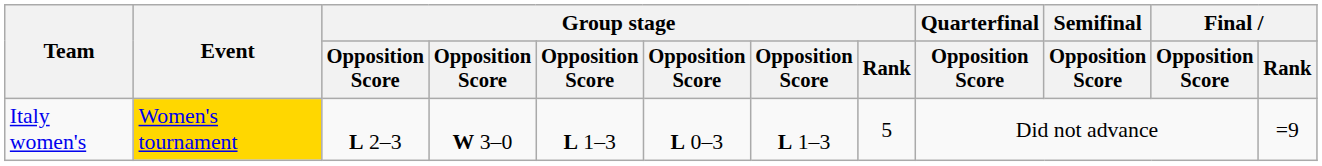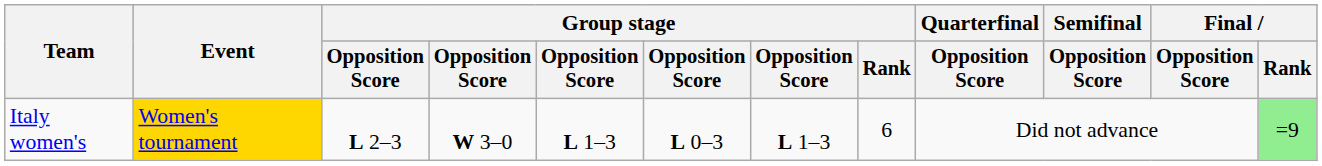(887, 129) 5 -> (887, 129) 6
(1287, 129) no background -> (1287, 129) lightgreen background
